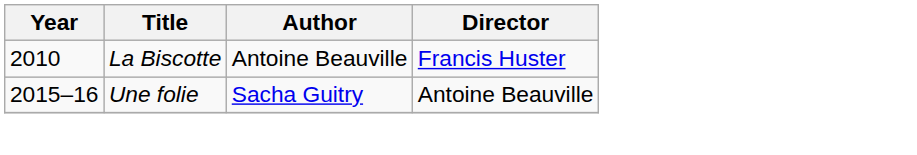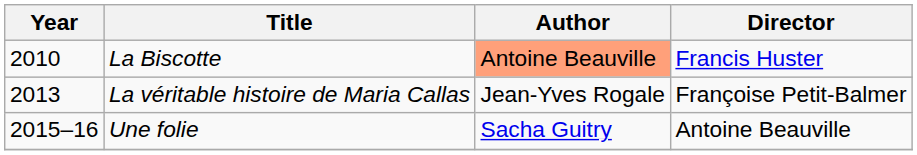(320, 58) no background -> (568, 58) lightsalmon background
+ row: (289, 94)
